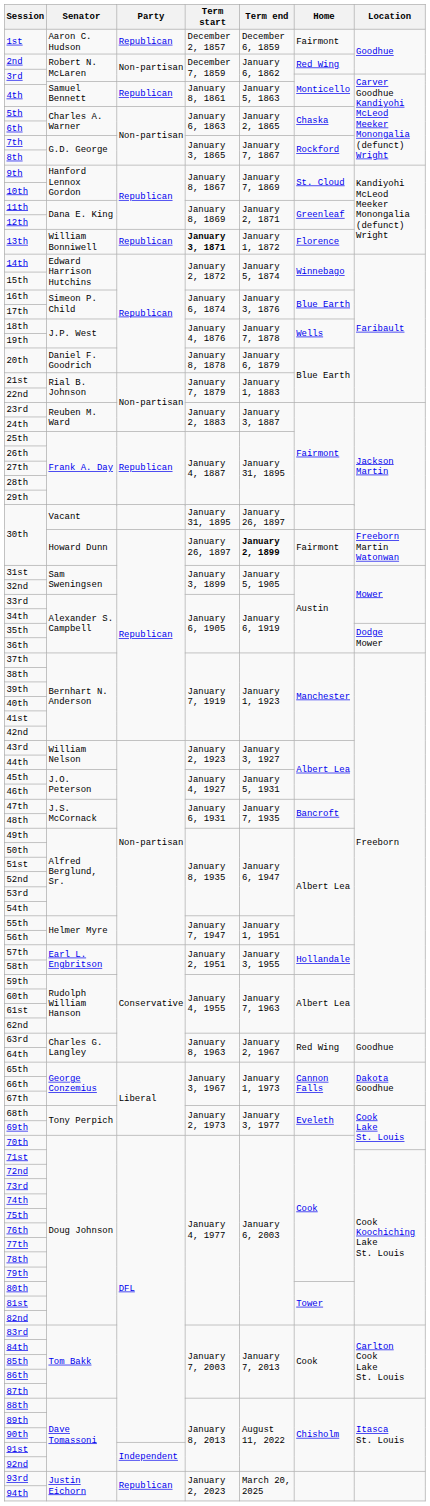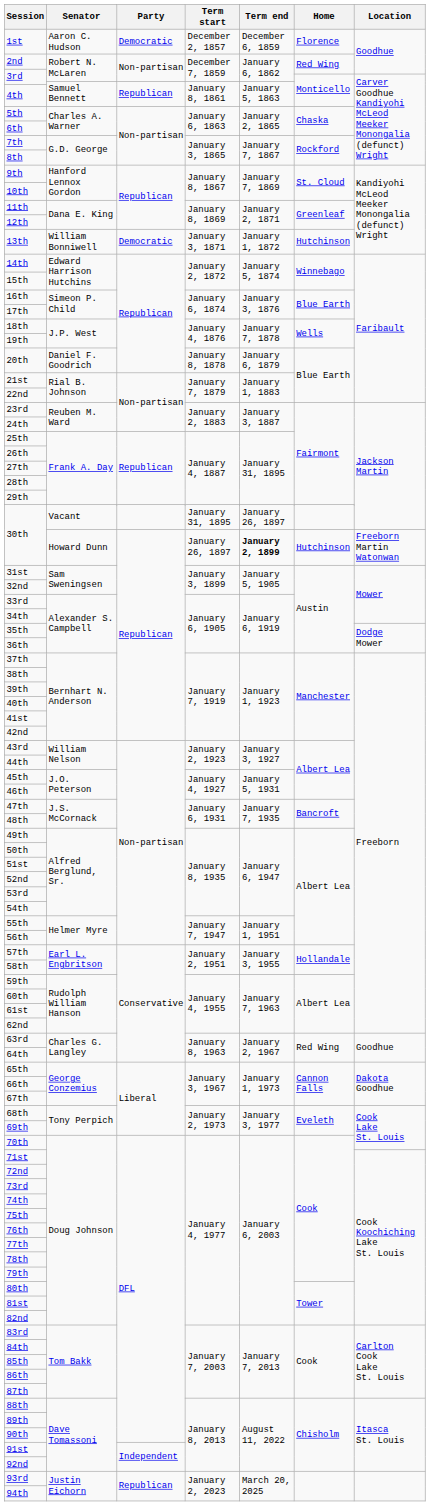(146, 42) Republican -> (146, 42) Democratic
(318, 42) Fairmont -> (318, 42) Florence
(146, 242) Republican -> (146, 242) Democratic
(206, 242) bold -> (206, 242) normal
(318, 242) Florence -> (323, 242) Hutchinson
(318, 547) Fairmont -> (323, 547) Hutchinson
